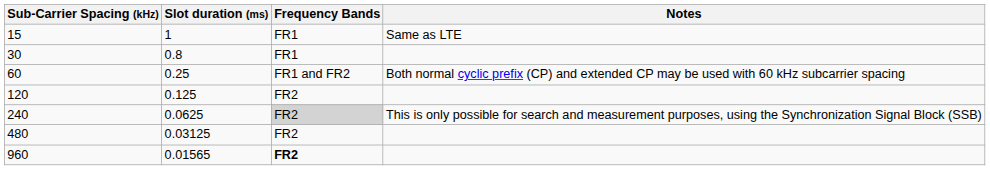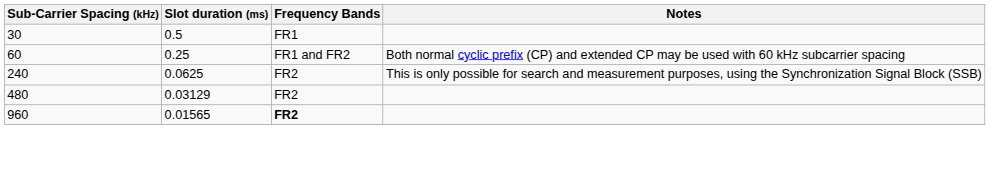- row: (14, 34)
(173, 54) 0.8 -> (173, 34) 0.5
- row: (18, 94)
(286, 114) lightgrey background -> (286, 74) no background
(187, 134) 0.03125 -> (187, 94) 0.03129
